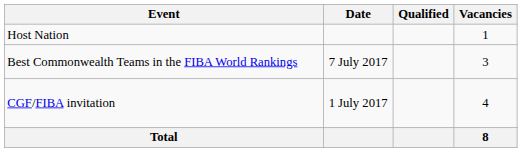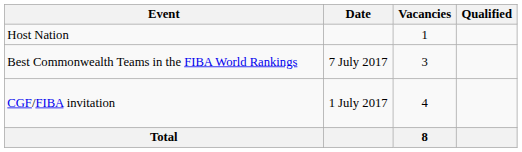columns swapped: (485, 14) <-> (423, 14)
